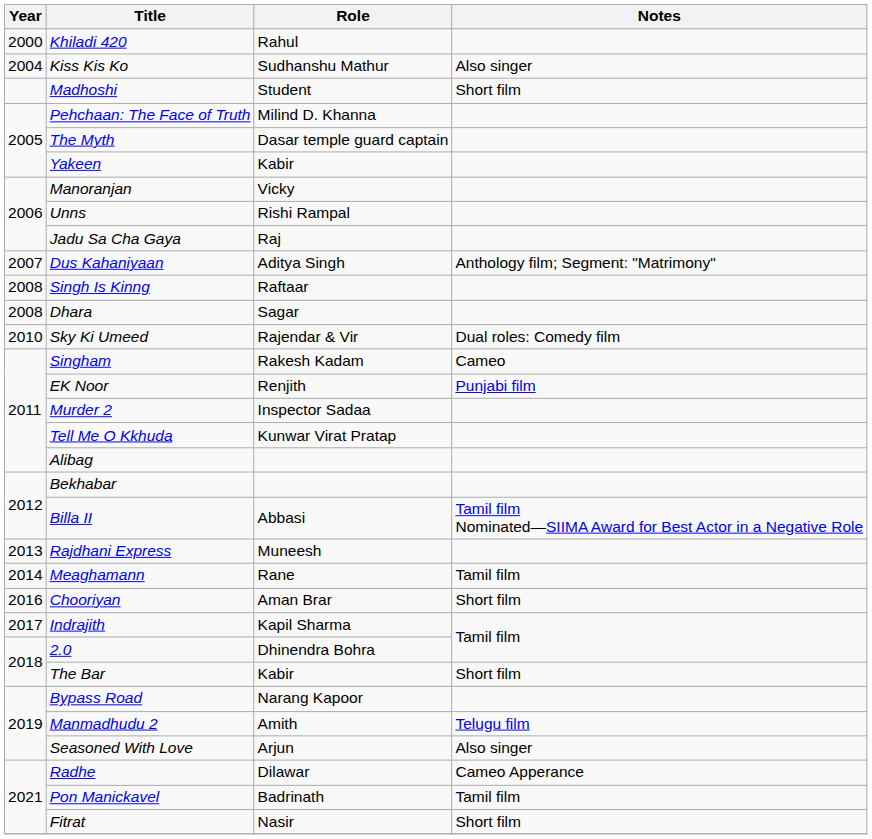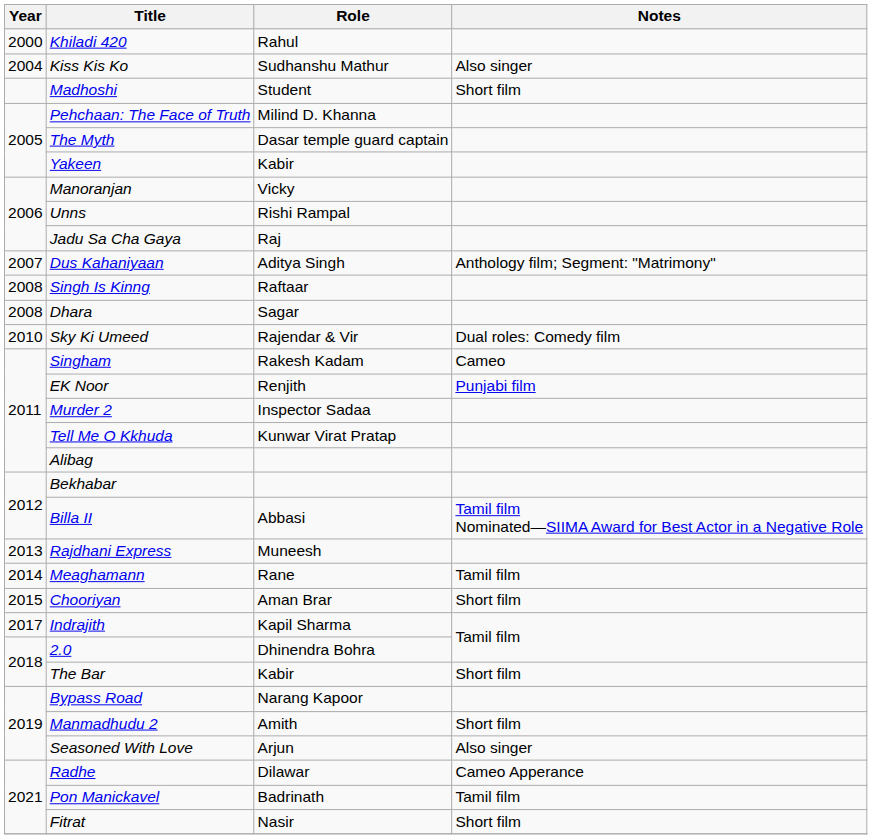(25, 600) 2016 -> (25, 600) 2015
(493, 723) Telugu film -> (488, 723) Short film
